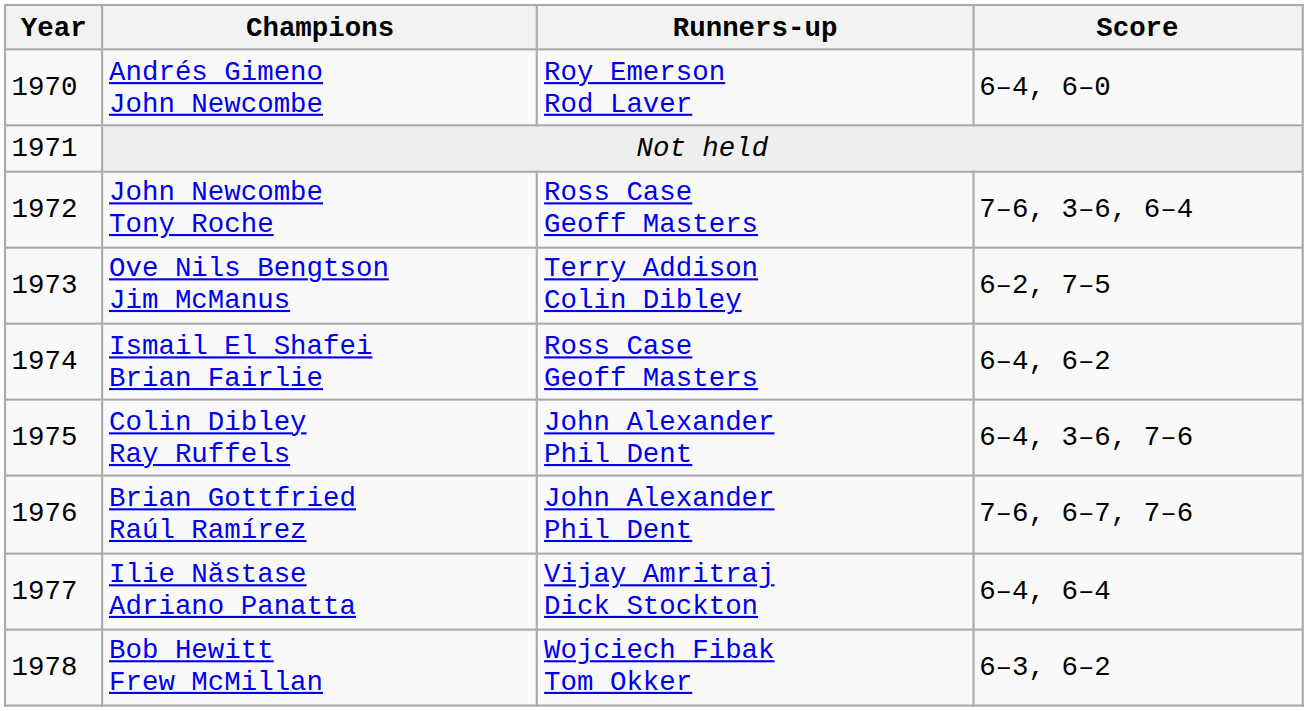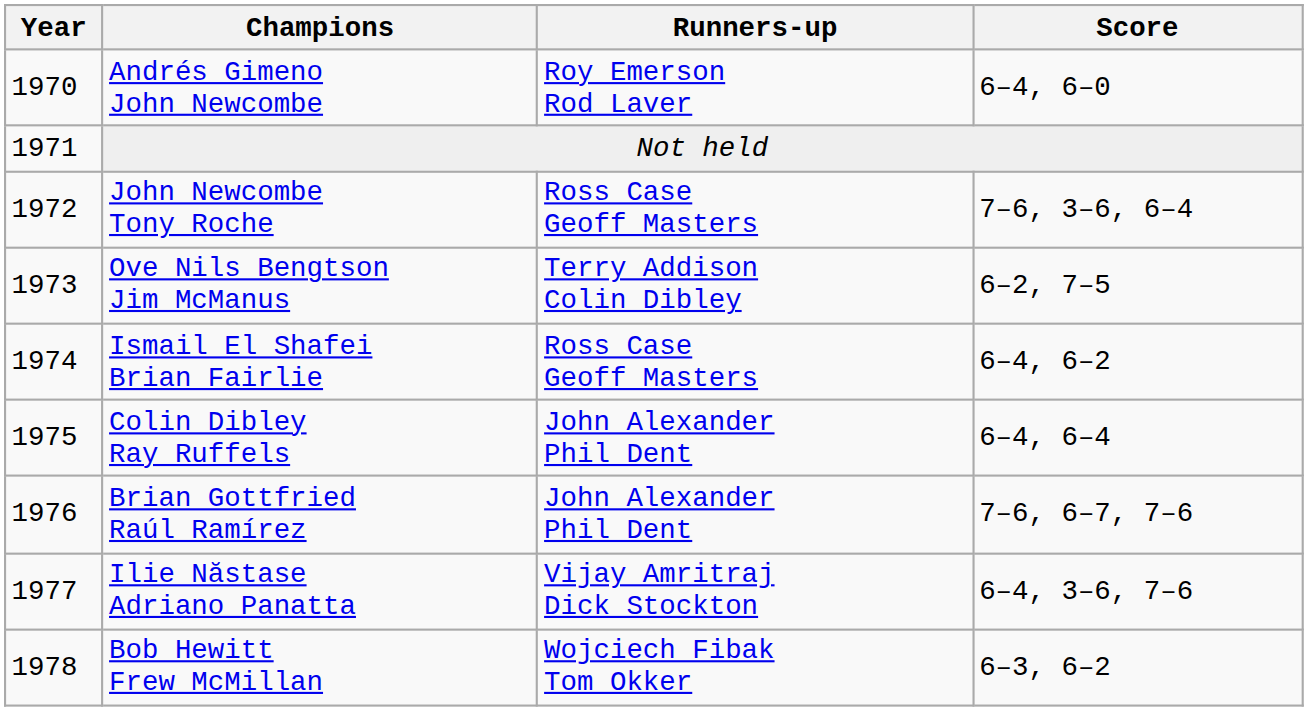(1086, 438) 6–4, 3–6, 7–6 -> (1045, 438) 6–4, 6–4
(1045, 591) 6–4, 6–4 -> (1086, 591) 6–4, 3–6, 7–6
